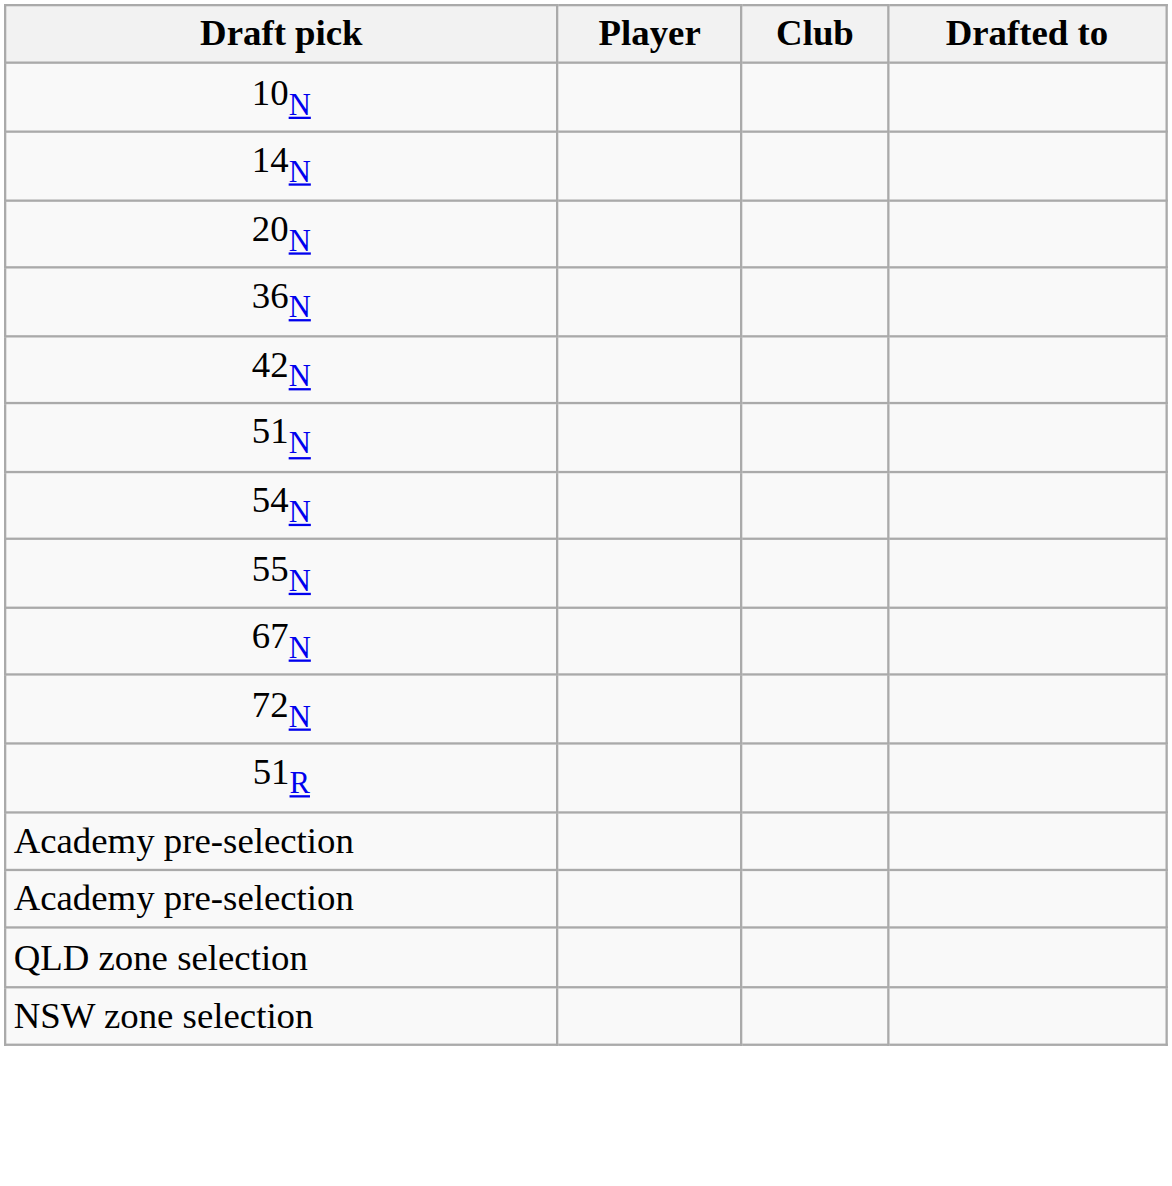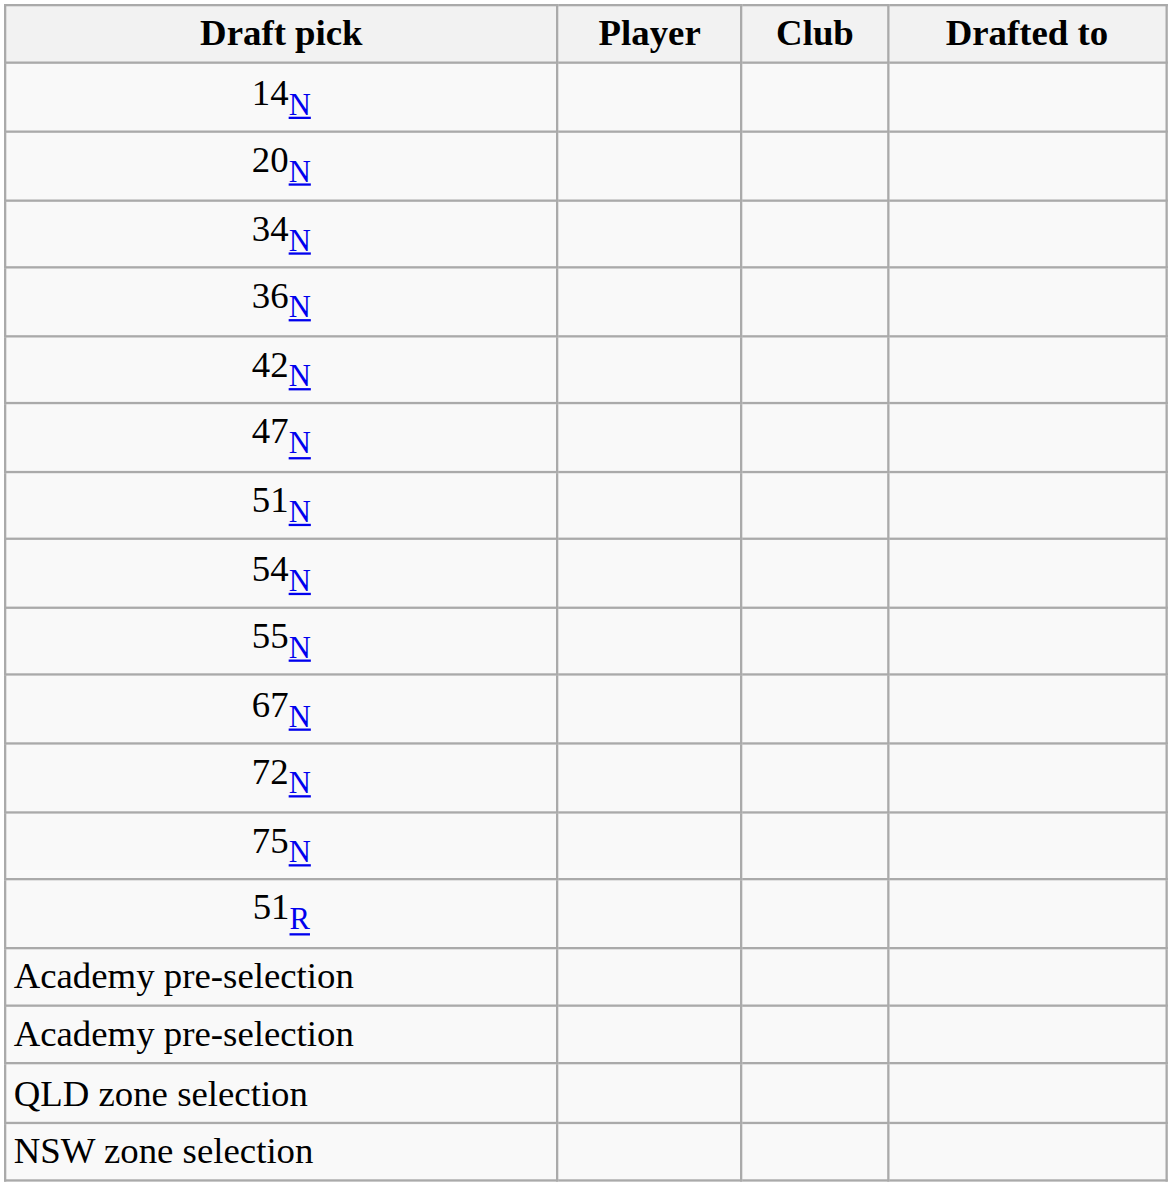- row: (281, 96)
+ row: (281, 232)
+ row: (281, 436)
+ row: (281, 844)
